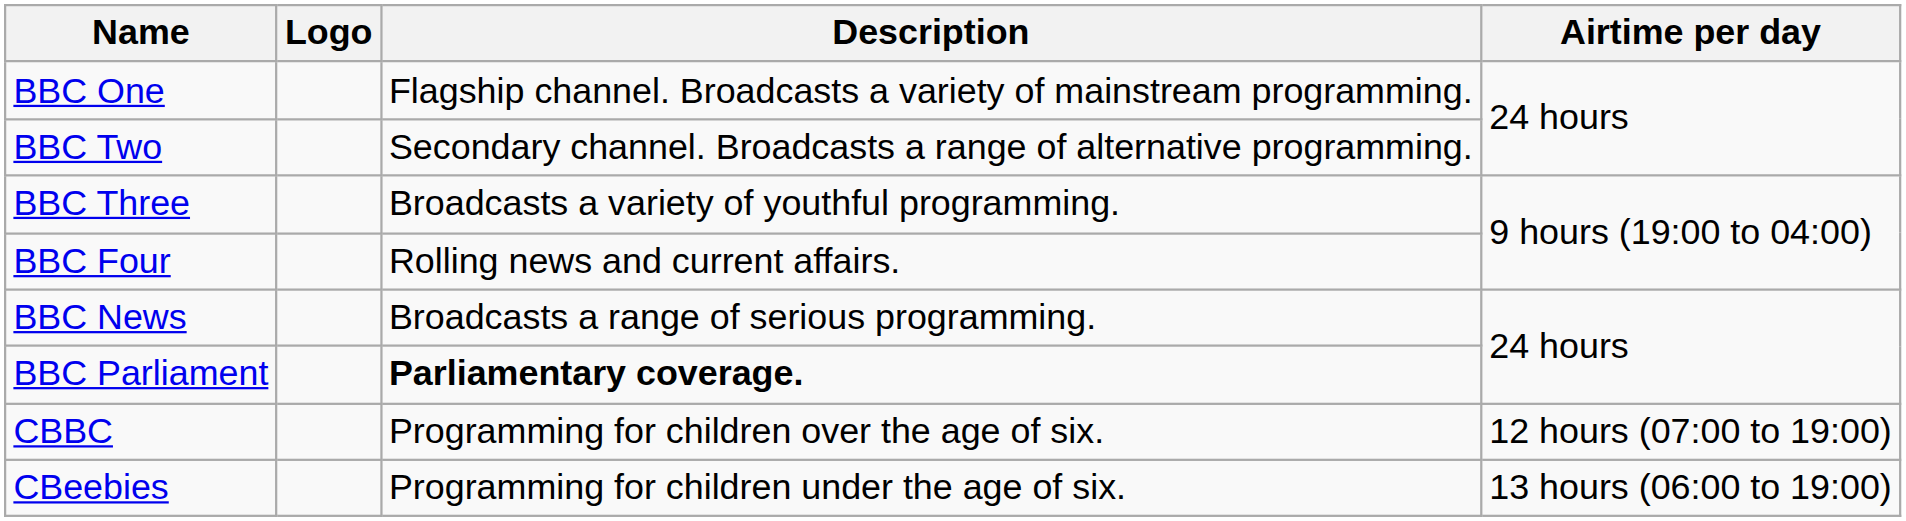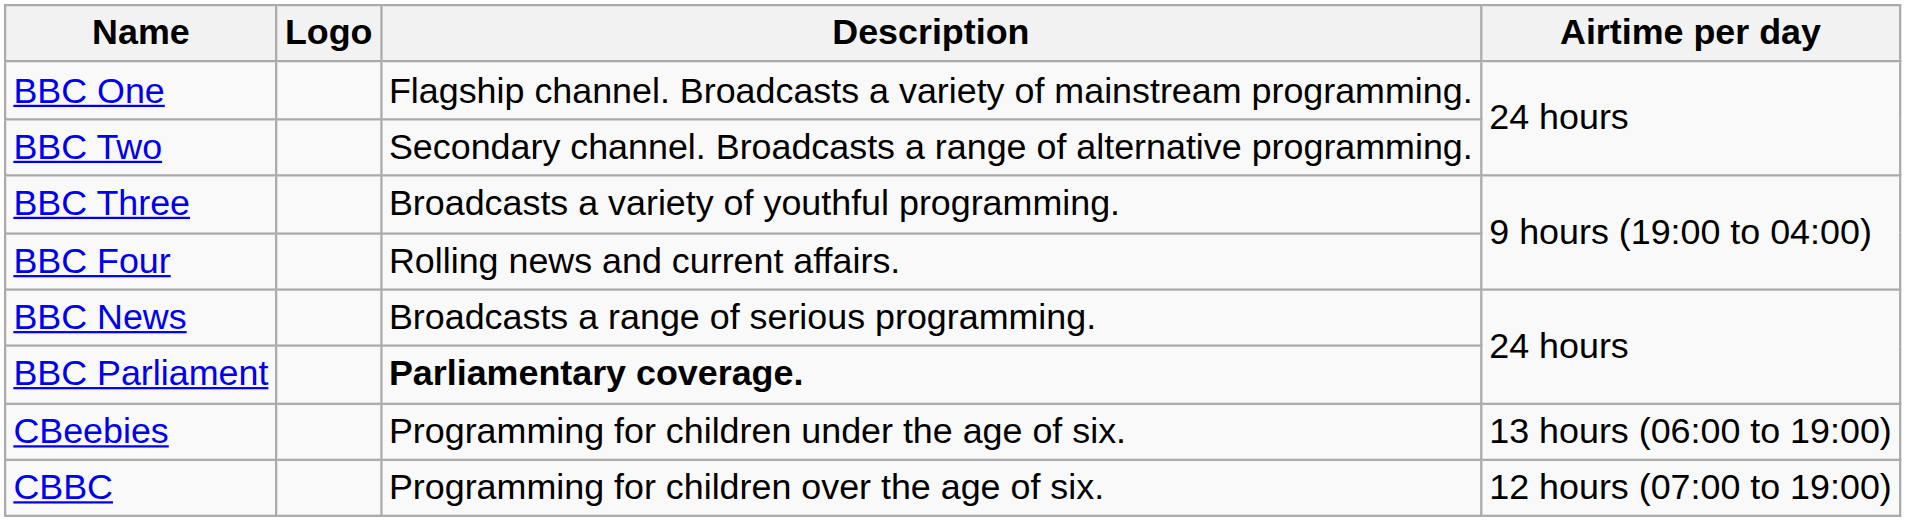rows swapped: (63, 430) <-> (91, 487)
